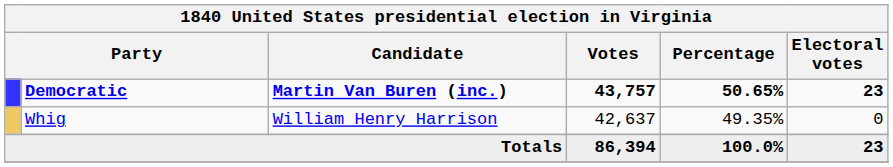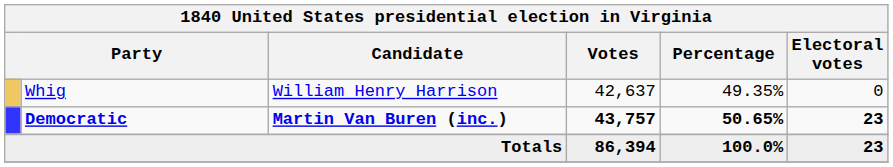rows swapped: (76, 93) <-> (45, 121)
